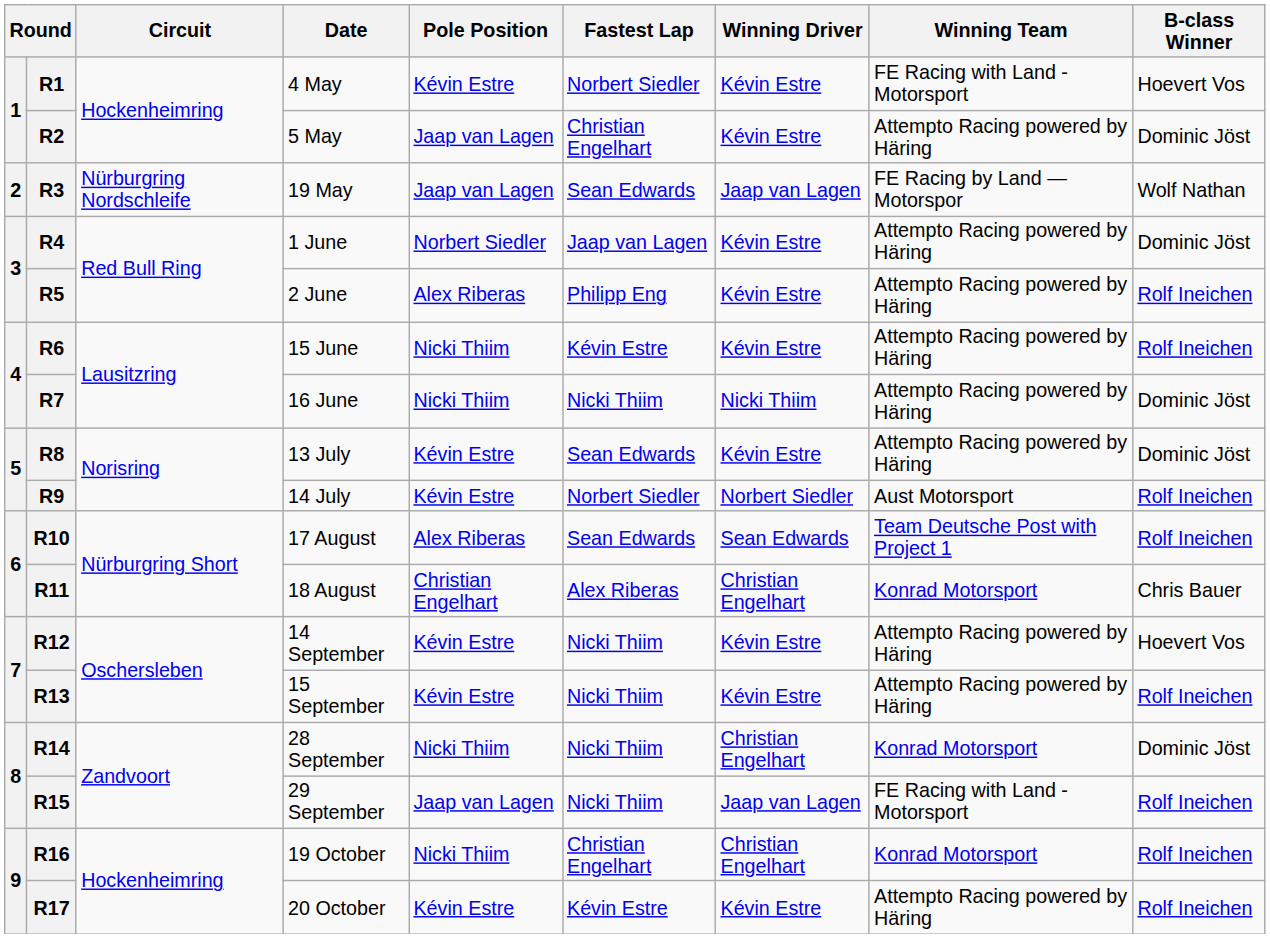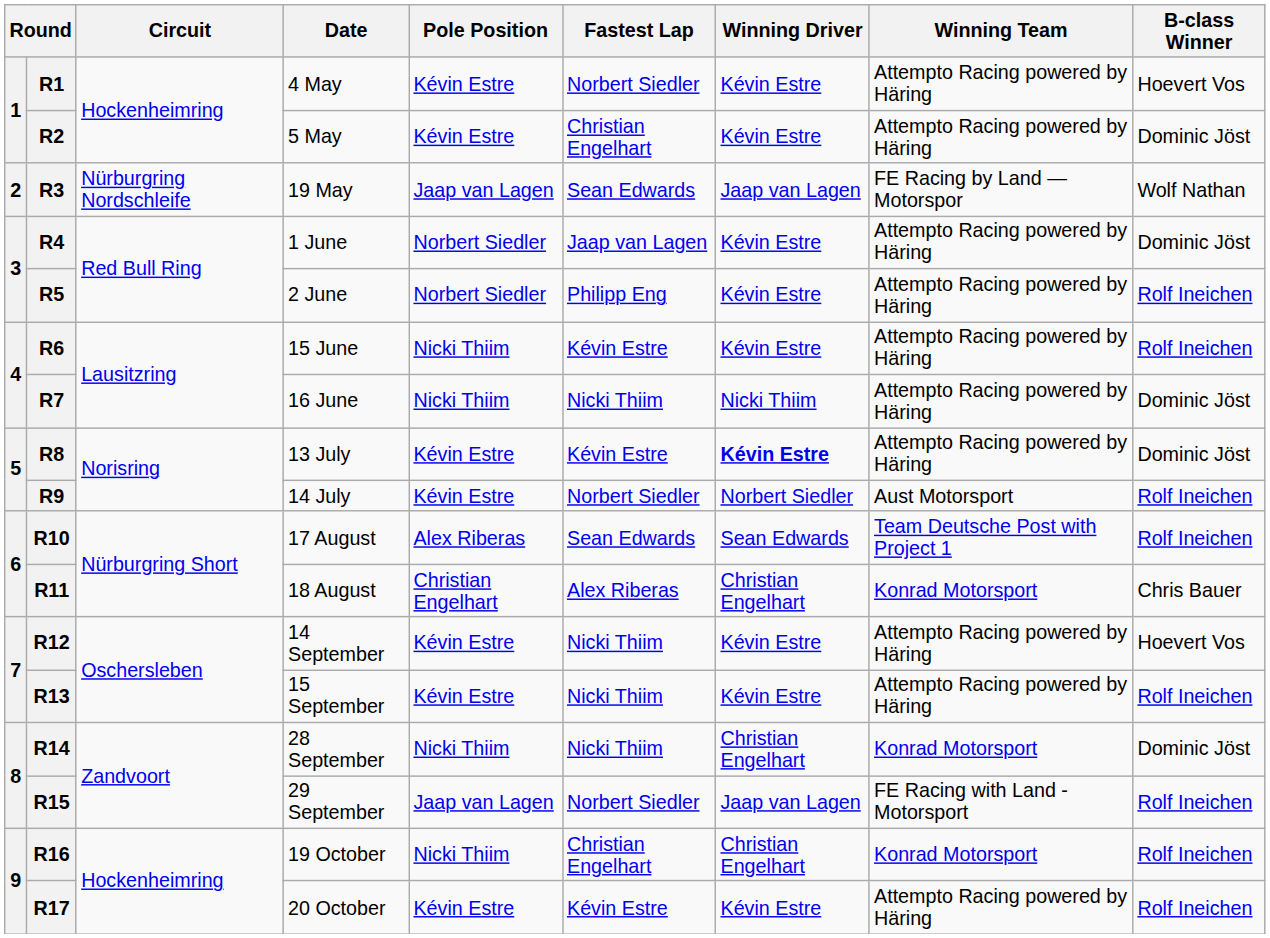(971, 84) FE Racing with Land - Motorsport -> (1001, 84) Attempto Racing powered by Häring
(484, 136) Jaap van Lagen -> (464, 136) Kévin Estre
(469, 295) Alex Riberas -> (480, 295) Norbert Siedler
(631, 453) Sean Edwards -> (617, 453) Kévin Estre
(771, 453) normal -> (775, 453) bold
(615, 802) Nicki Thiim -> (633, 802) Norbert Siedler
